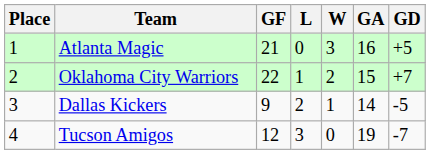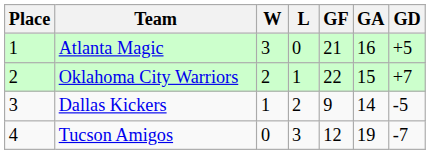columns swapped: (337, 18) <-> (274, 18)
